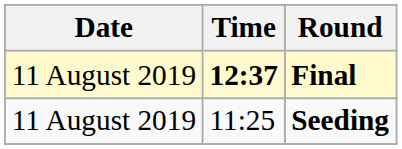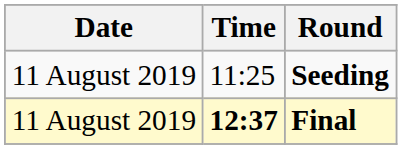rows swapped: (340, 120) <-> (324, 74)
